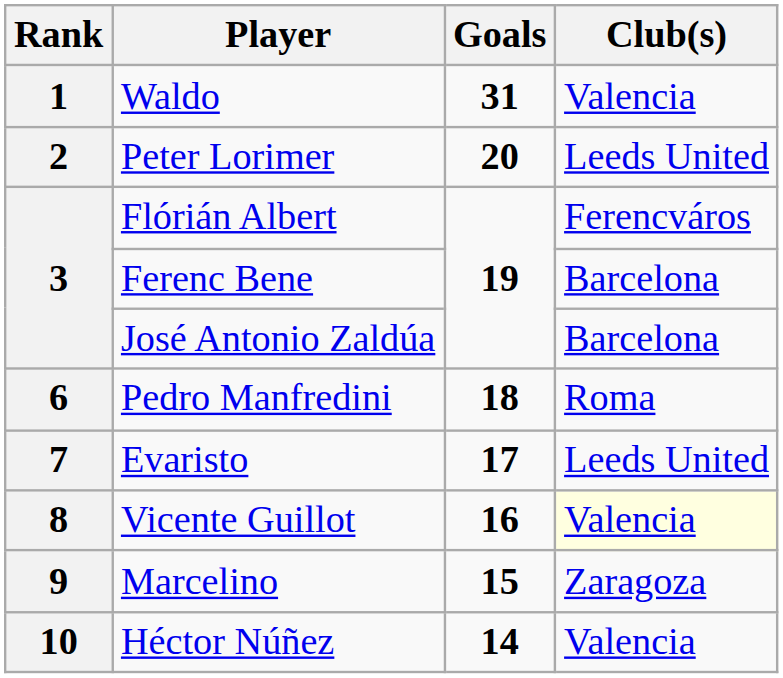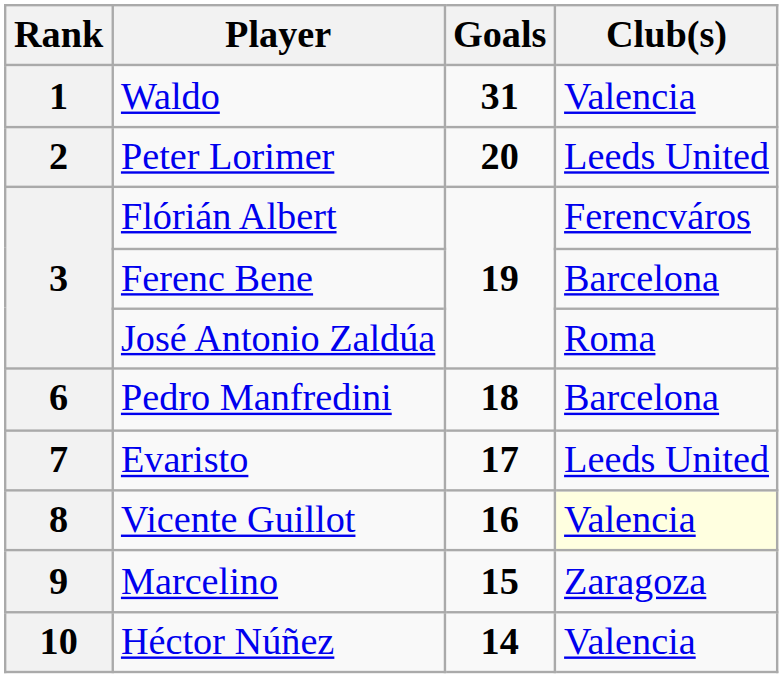(642, 338) Barcelona -> (610, 338) Roma
(610, 398) Roma -> (642, 398) Barcelona
